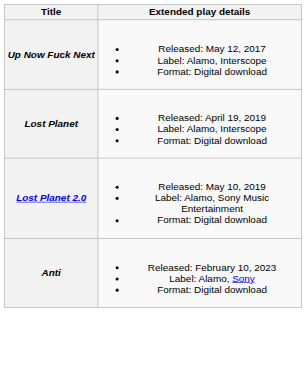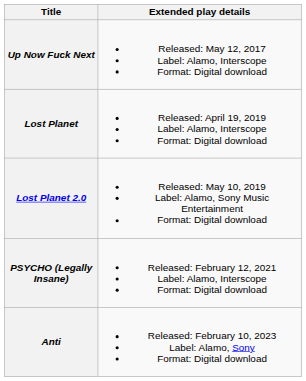+ row: (51, 273)
